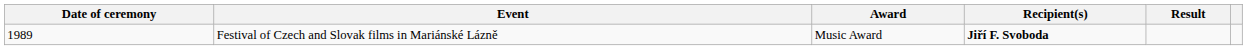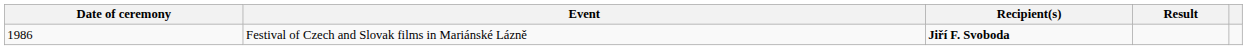- column: (888, 14)
(20, 34) 1989 -> (20, 34) 1986
